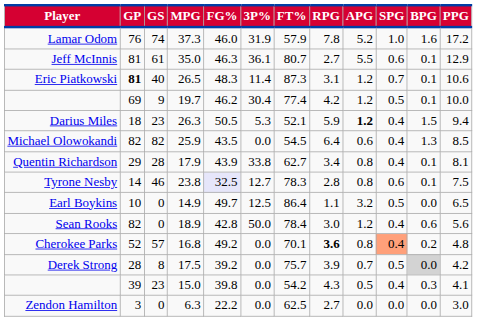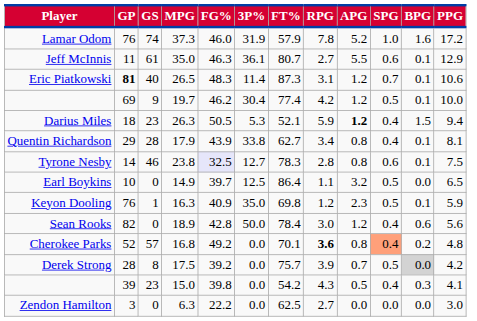(135, 59) 81 -> (129, 59) 11
- row: (62, 141)
(226, 203) 49.7 -> (220, 182) 39.7
+ row: (71, 203)
